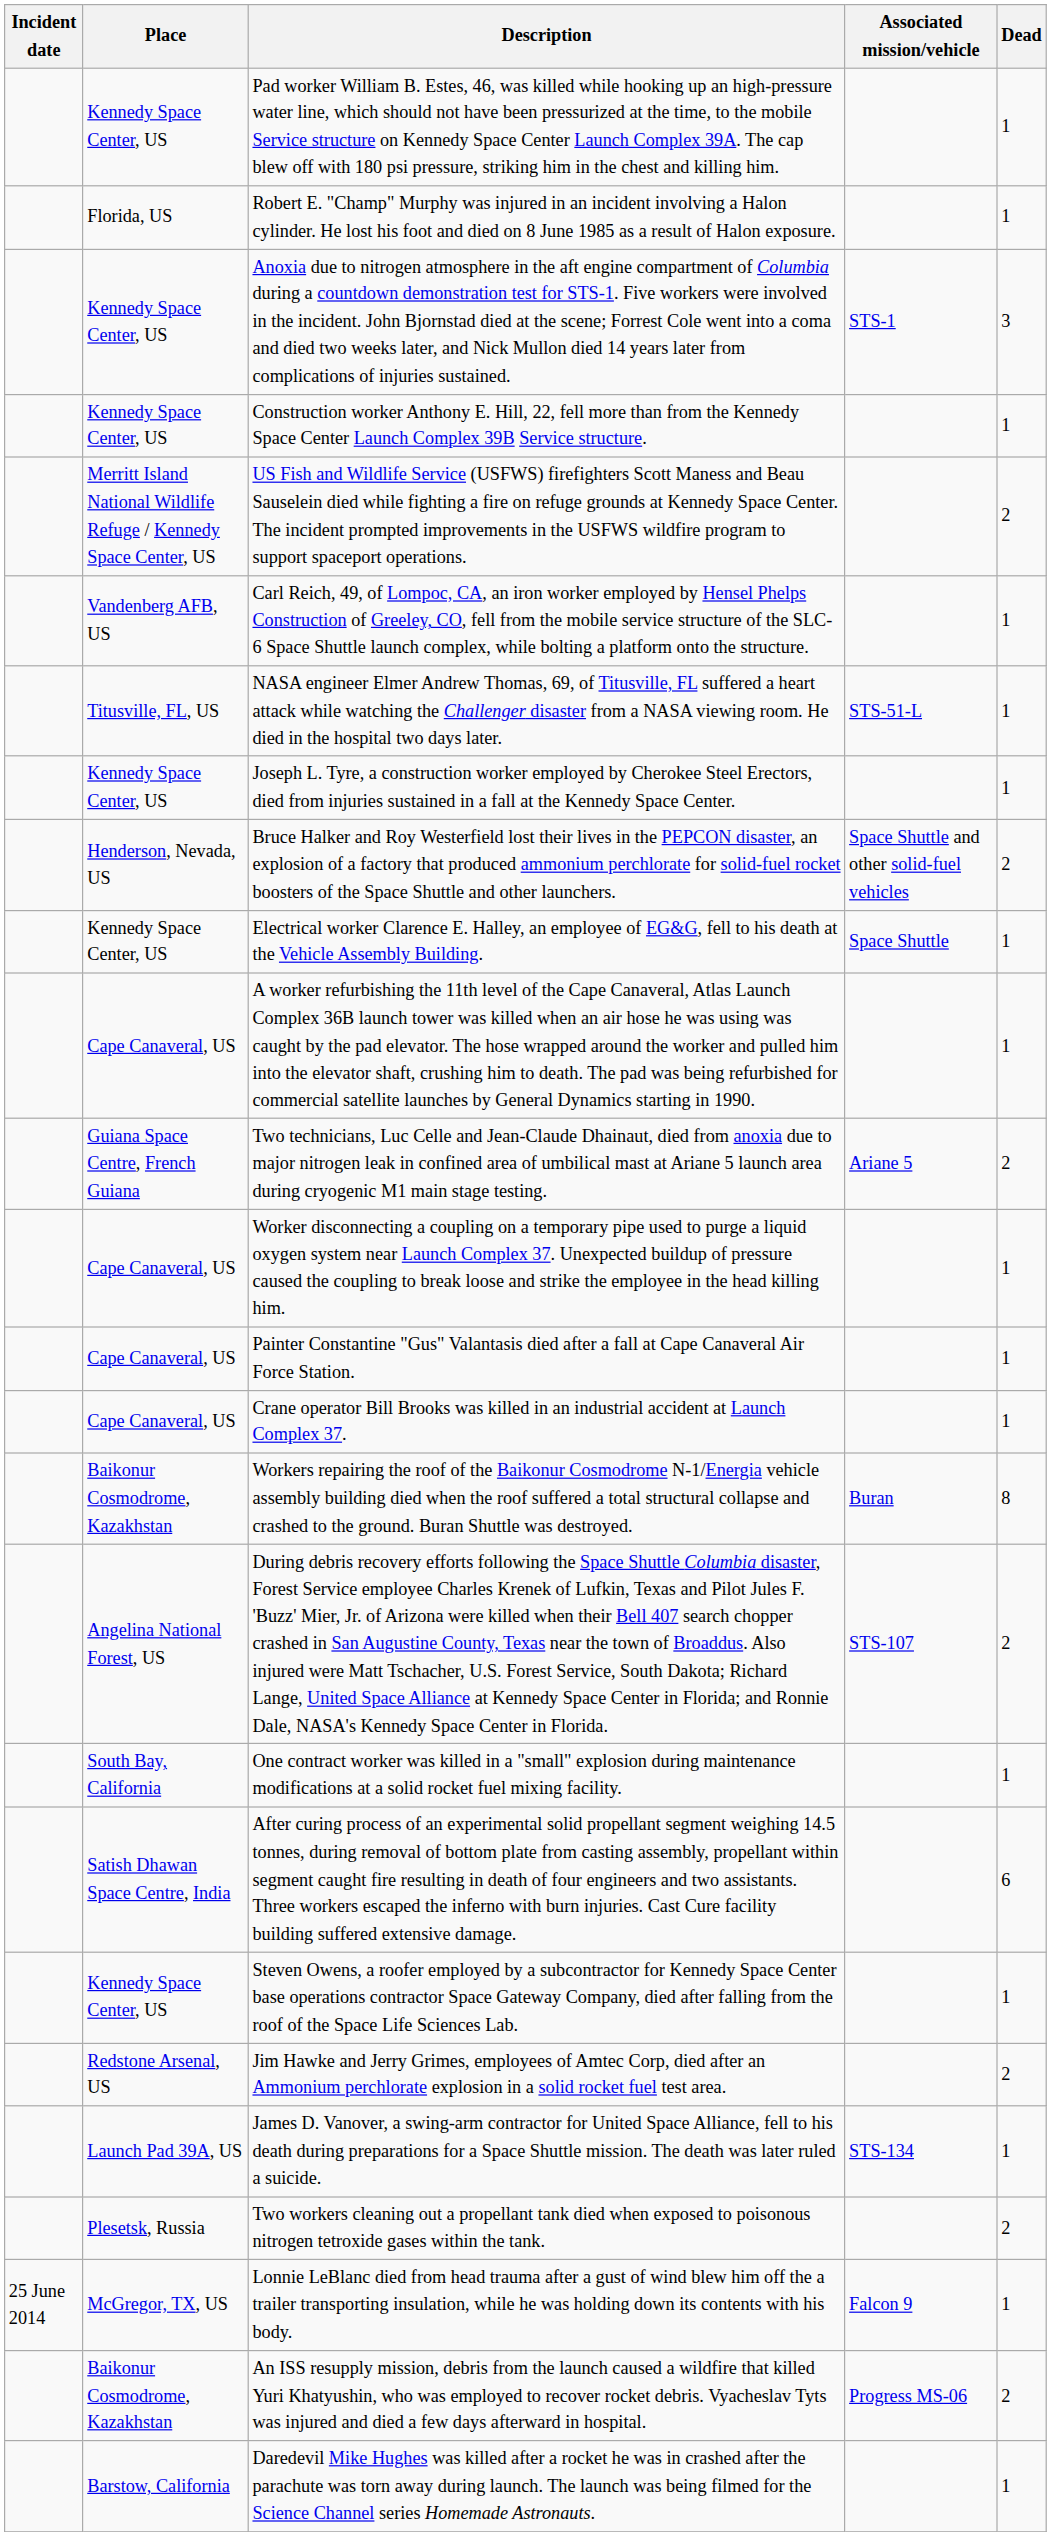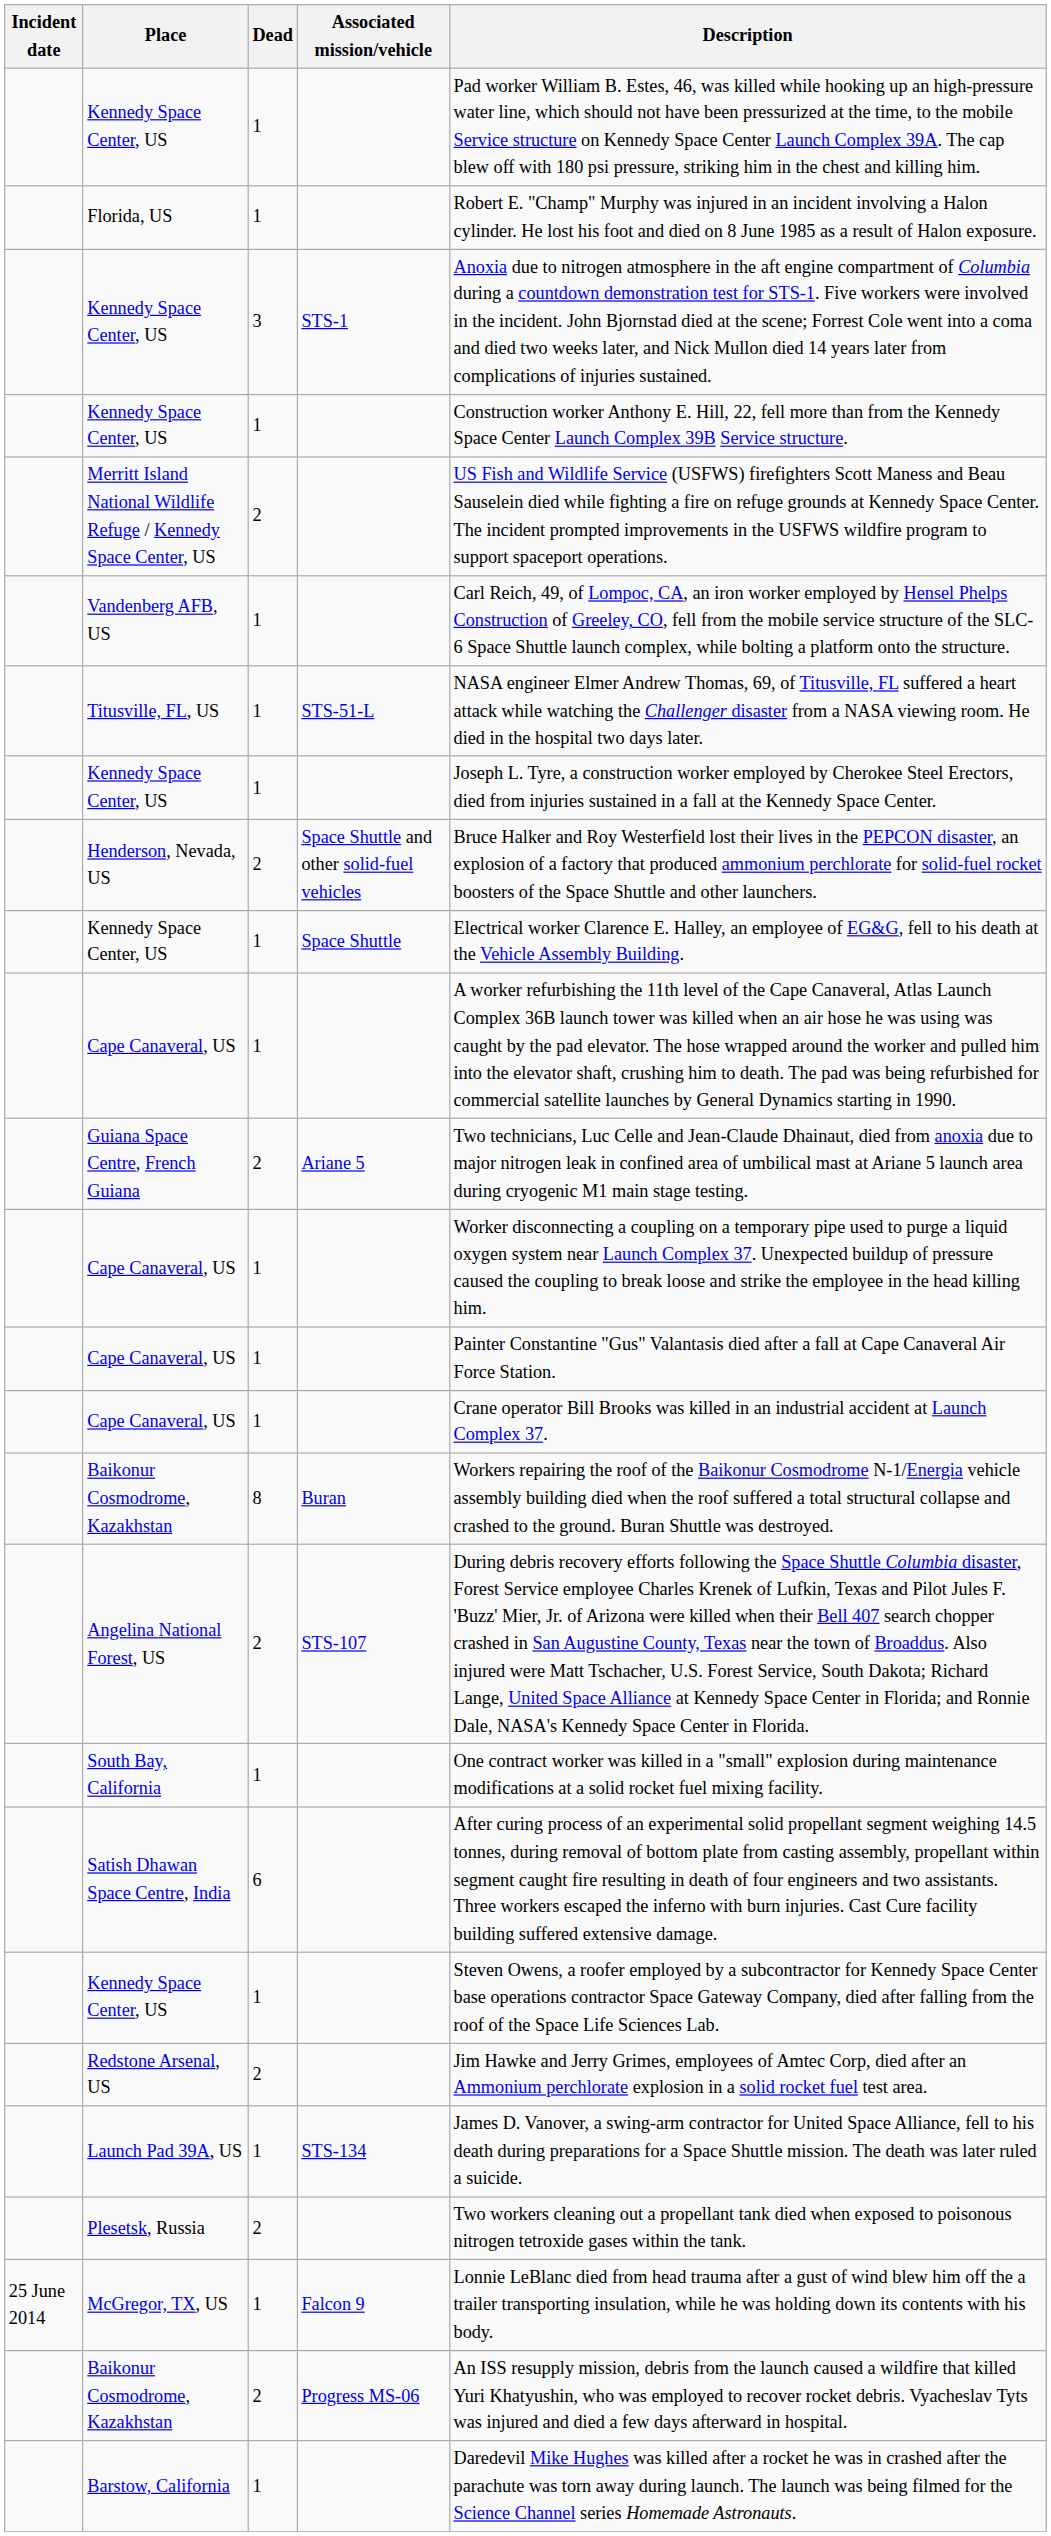columns swapped: (1021, 35) <-> (547, 35)
